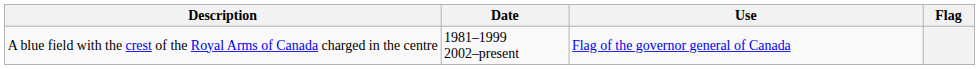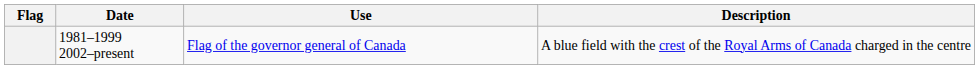columns swapped: (948, 15) <-> (223, 15)
